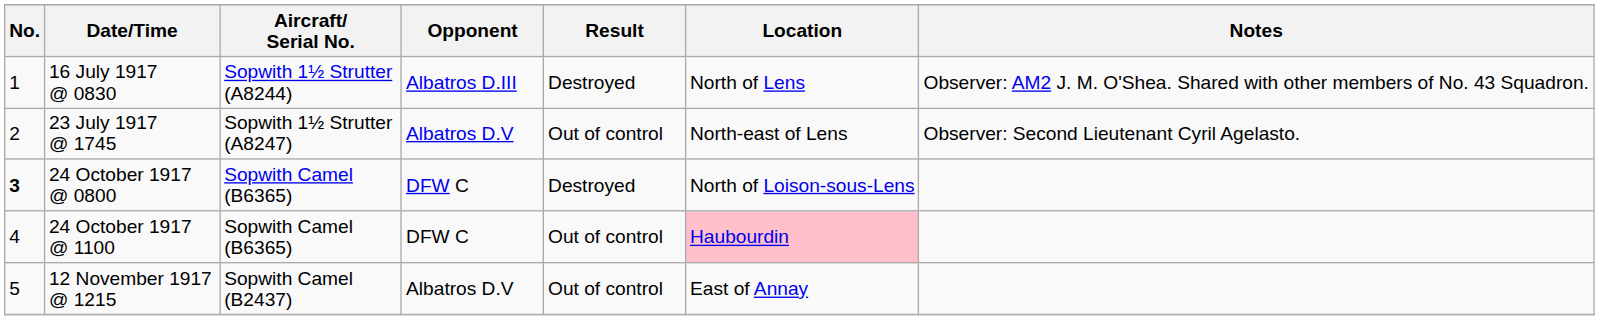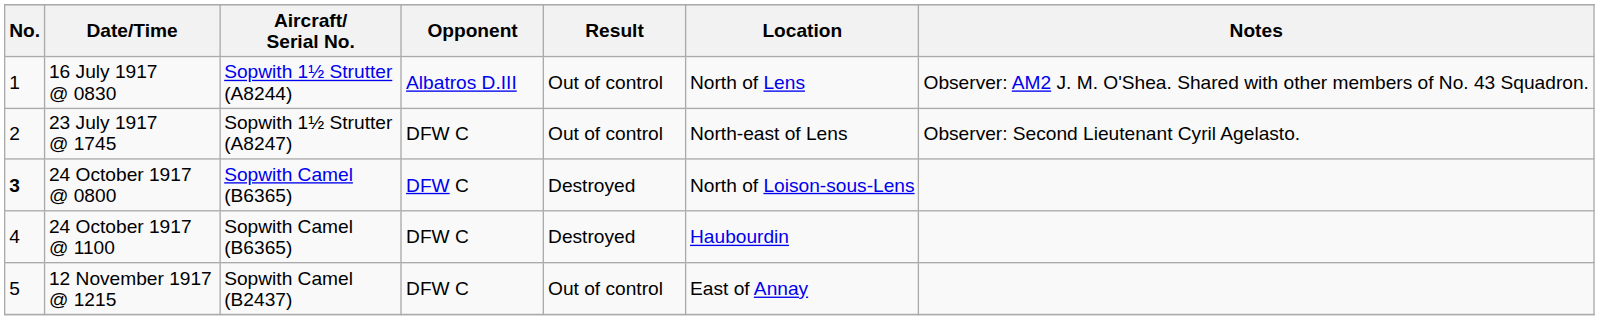(592, 82) Destroyed -> (606, 82) Out of control
(460, 134) Albatros D.V -> (437, 134) DFW C
(606, 237) Out of control -> (592, 237) Destroyed
(740, 237) pink background -> (740, 237) no background
(460, 289) Albatros D.V -> (437, 289) DFW C
